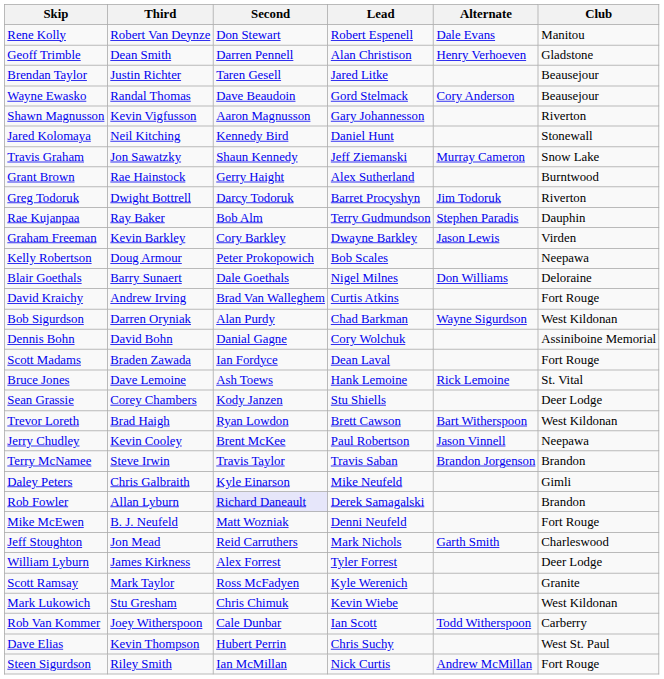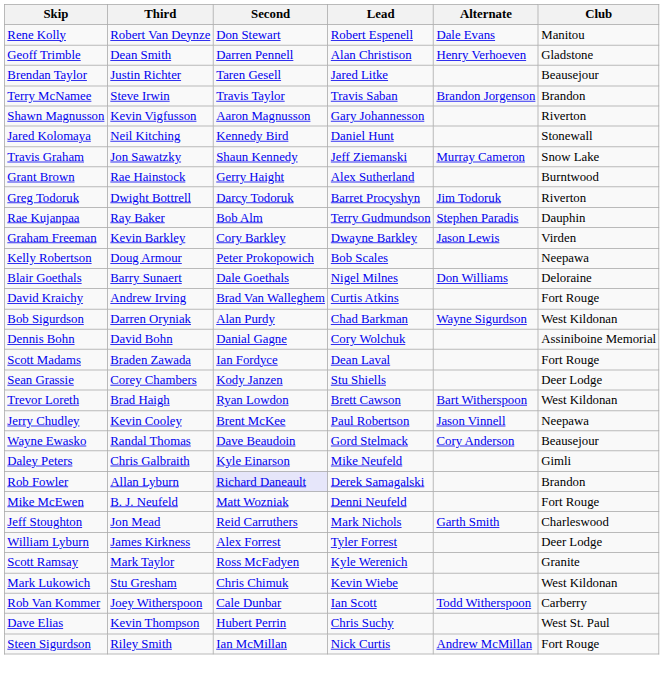rows swapped: (47, 95) <-> (49, 461)
- row: (38, 380)
